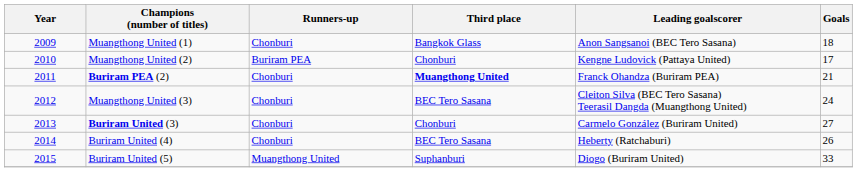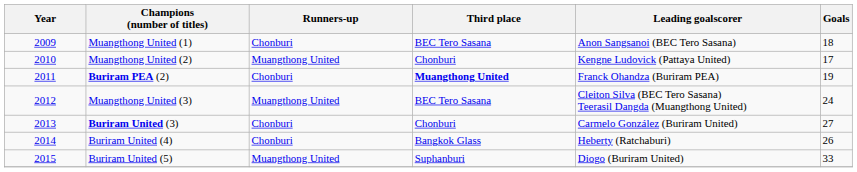(448, 42) Bangkok Glass -> (453, 42) BEC Tero Sasana
(281, 59) Buriram PEA -> (296, 59) Muangthong United
(828, 77) 21 -> (828, 77) 19
(272, 100) Chonburi -> (296, 100) Muangthong United
(453, 141) BEC Tero Sasana -> (448, 141) Bangkok Glass
